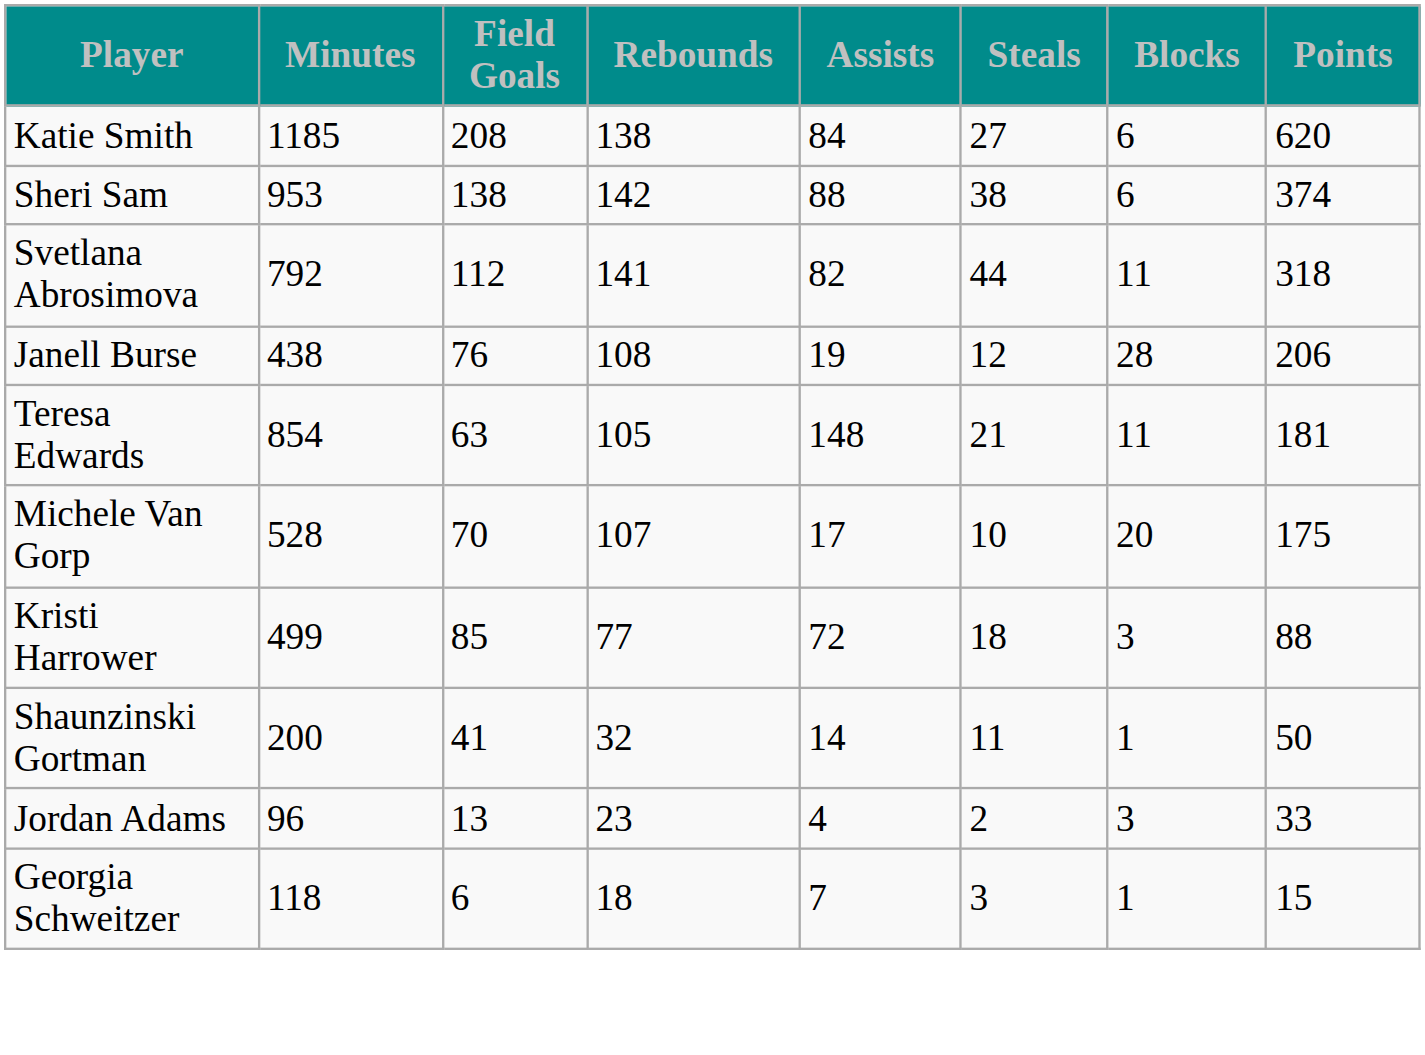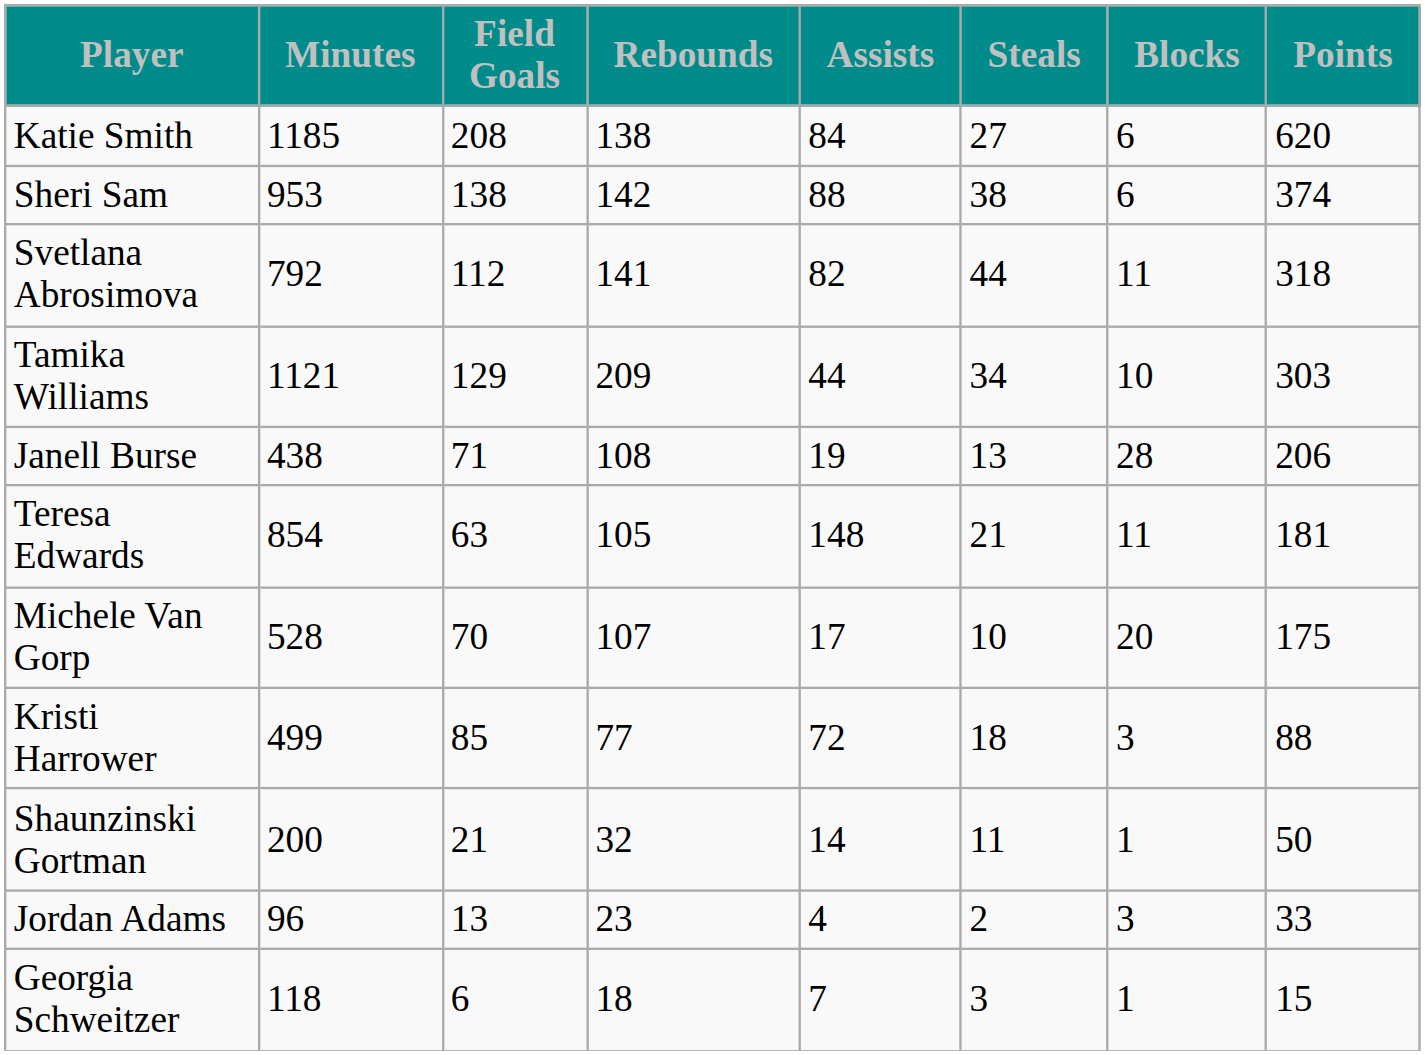+ row: (81, 375)
(469, 354) 76 -> (469, 455) 71
(988, 354) 12 -> (988, 455) 13
(469, 737) 41 -> (469, 838) 21
